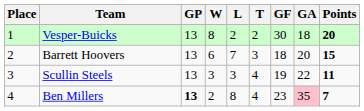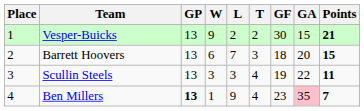(211, 34) 8 -> (211, 34) 9
(304, 34) 18 -> (304, 34) 15
(329, 34) 20 -> (329, 34) 21
(211, 95) 2 -> (211, 95) 1
(233, 95) 8 -> (233, 95) 9
